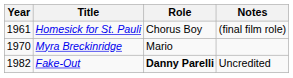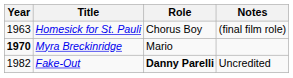(19, 30) 1961 -> (19, 30) 1963
(19, 47) normal -> (19, 47) bold
